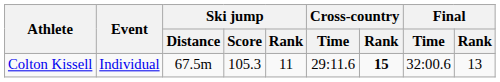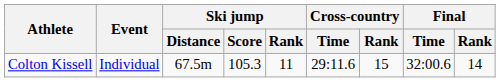(381, 65) bold -> (381, 65) normal
(475, 65) 13 -> (475, 65) 14
